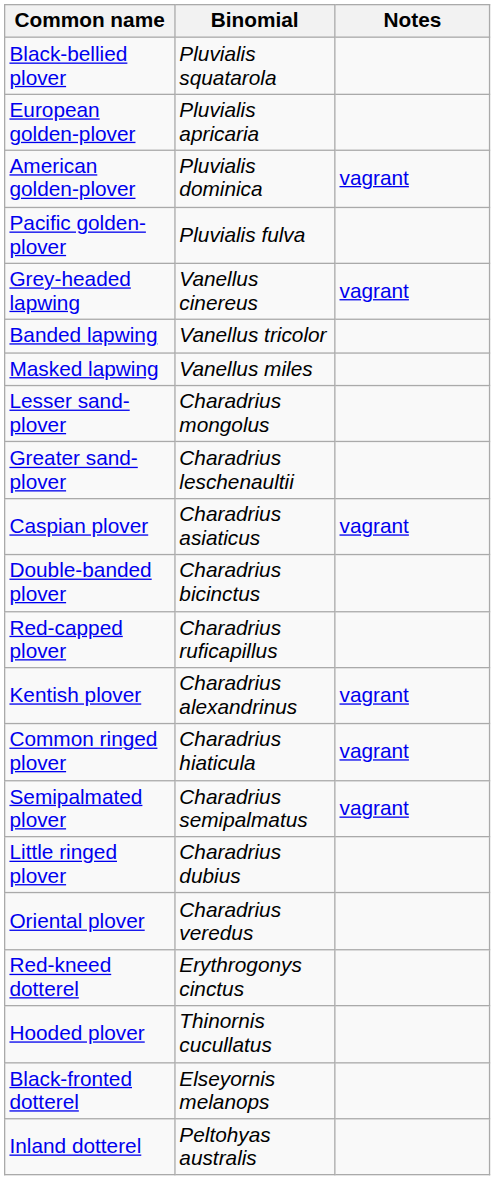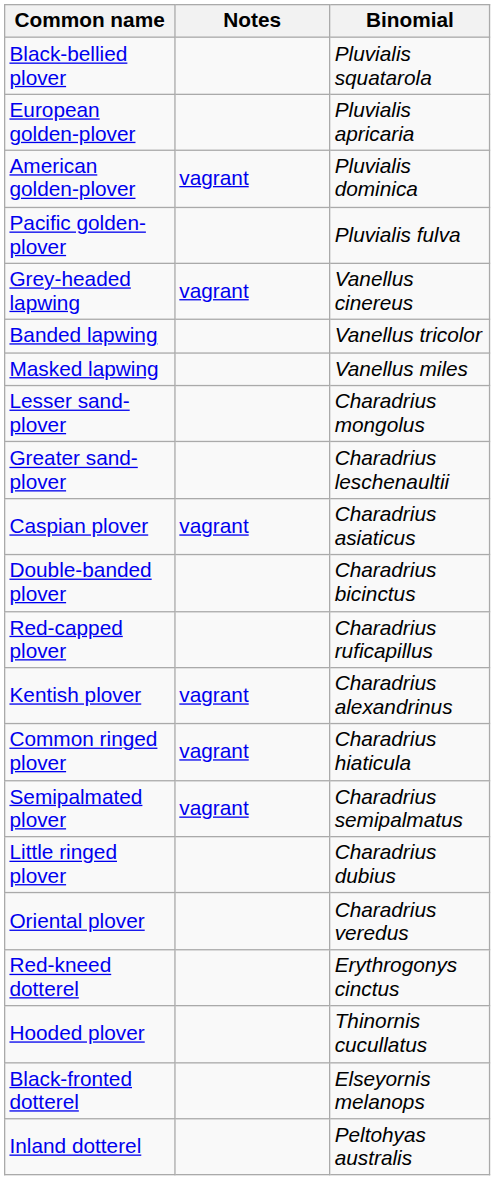columns swapped: (255, 20) <-> (412, 20)
